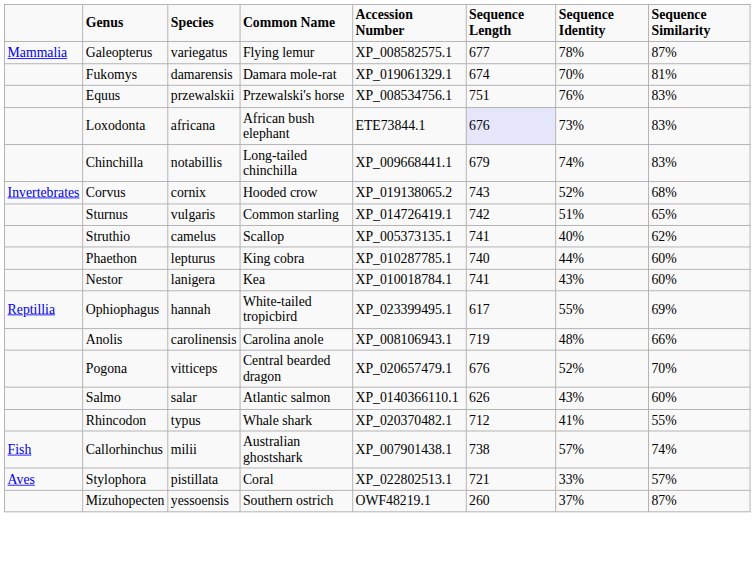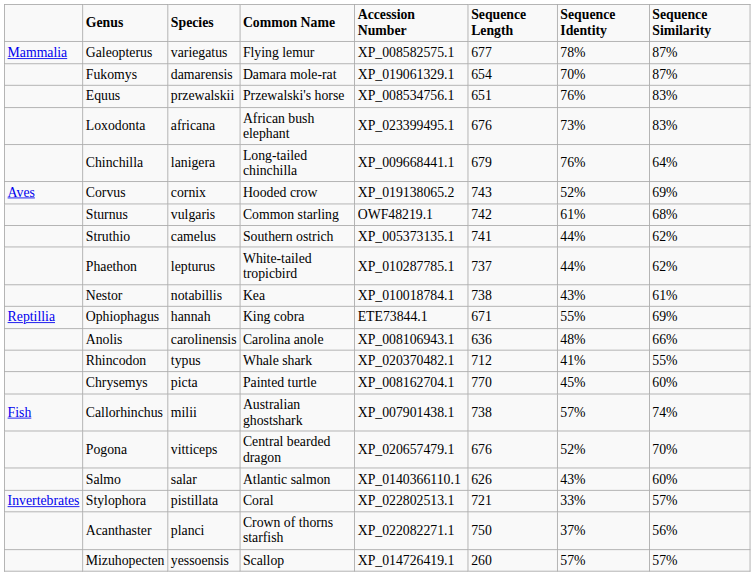(479, 74) 674 -> (481, 74) 654
(664, 74) 81% -> (665, 74) 87%
(479, 96) 751 -> (481, 96) 651
(390, 125) ETE73844.1 -> (406, 125) XP_023399495.1
(479, 125) lavender background -> (481, 125) no background
(196, 163) notabillis -> (193, 163) lanigera
(571, 163) 74% -> (573, 163) 76%
(664, 163) 83% -> (665, 163) 64%
(44, 192) Invertebrates -> (21, 192) Aves
(664, 192) 68% -> (665, 192) 69%
(404, 214) XP_014726419.1 -> (395, 214) OWF48219.1
(571, 214) 51% -> (573, 214) 61%
(664, 214) 65% -> (665, 214) 68%
(264, 236) Scallop -> (288, 236) Southern ostrich
(571, 236) 40% -> (573, 236) 44%
(274, 258) King cobra -> (277, 265) White-tailed tropicbird
(479, 258) 740 -> (481, 265) 737
(664, 258) 60% -> (665, 265) 62%
(193, 280) lanigera -> (196, 295) notabillis
(479, 280) 741 -> (481, 295) 738
(664, 280) 60% -> (665, 295) 61%
(277, 309) White-tailed tropicbird -> (274, 317) King cobra
(404, 309) XP_023399495.1 -> (393, 317) ETE73844.1
(479, 309) 617 -> (481, 317) 671
(479, 339) 719 -> (481, 339) 636
rows swapped: (106, 368) <-> (116, 420)
+ row: (117, 382)
rows swapped: (124, 449) <-> (103, 398)
(21, 479) Aves -> (44, 501) Invertebrates
+ row: (119, 530)
(288, 501) Southern ostrich -> (264, 560) Scallop
(393, 501) OWF48219.1 -> (406, 560) XP_014726419.1
(571, 501) 37% -> (573, 560) 57%
(664, 501) 87% -> (665, 560) 57%
